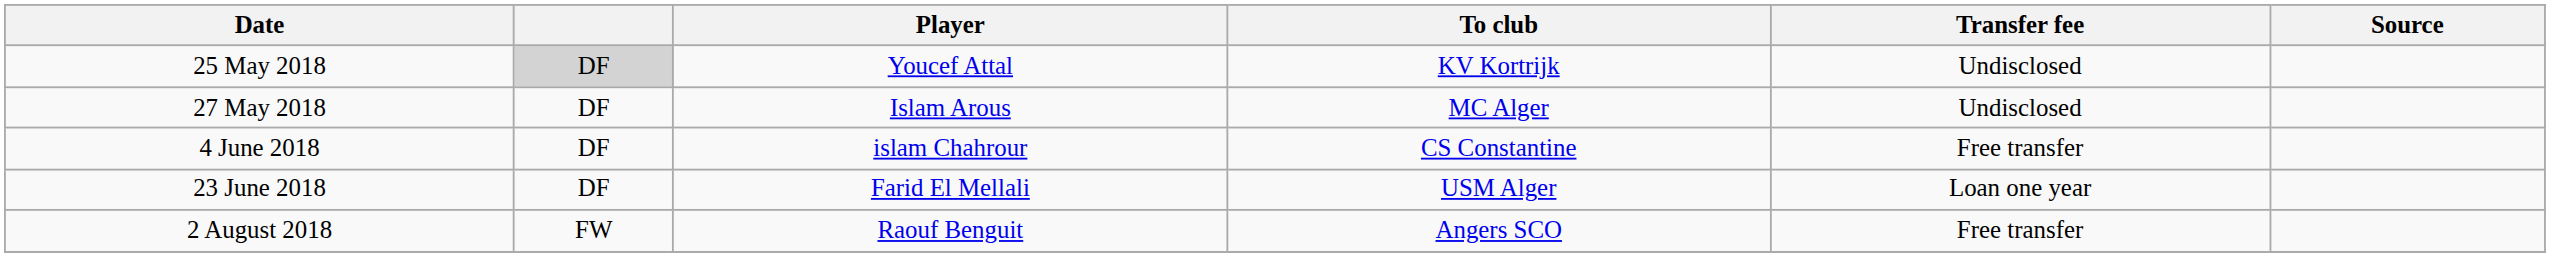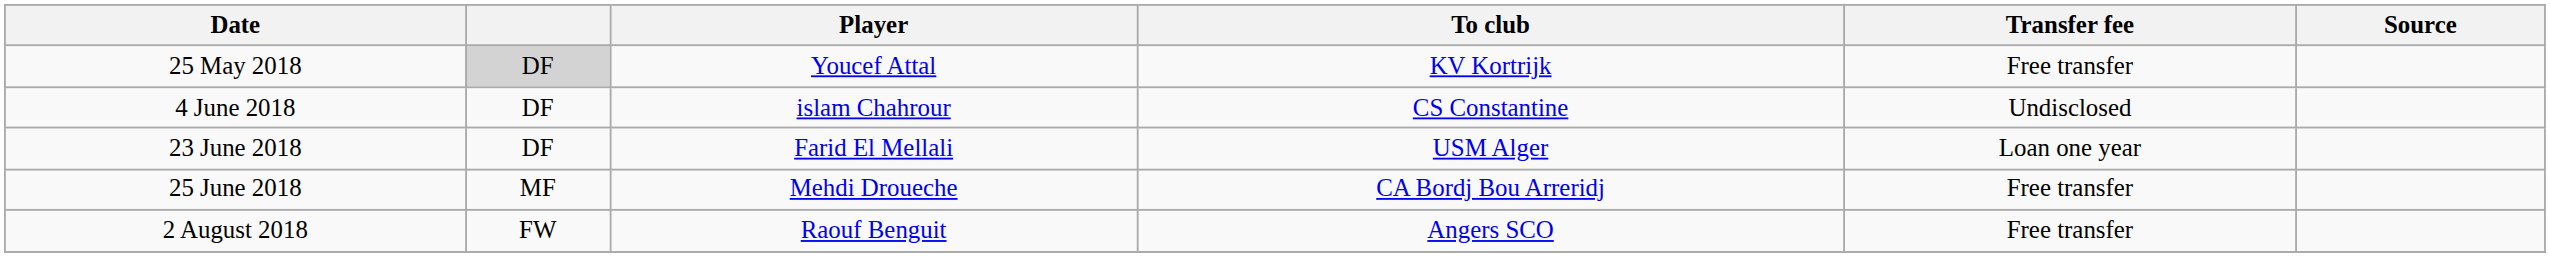(2020, 65) Undisclosed -> (2070, 65) Free transfer
- row: (260, 106)
(2020, 147) Free transfer -> (2070, 106) Undisclosed
+ row: (235, 188)
